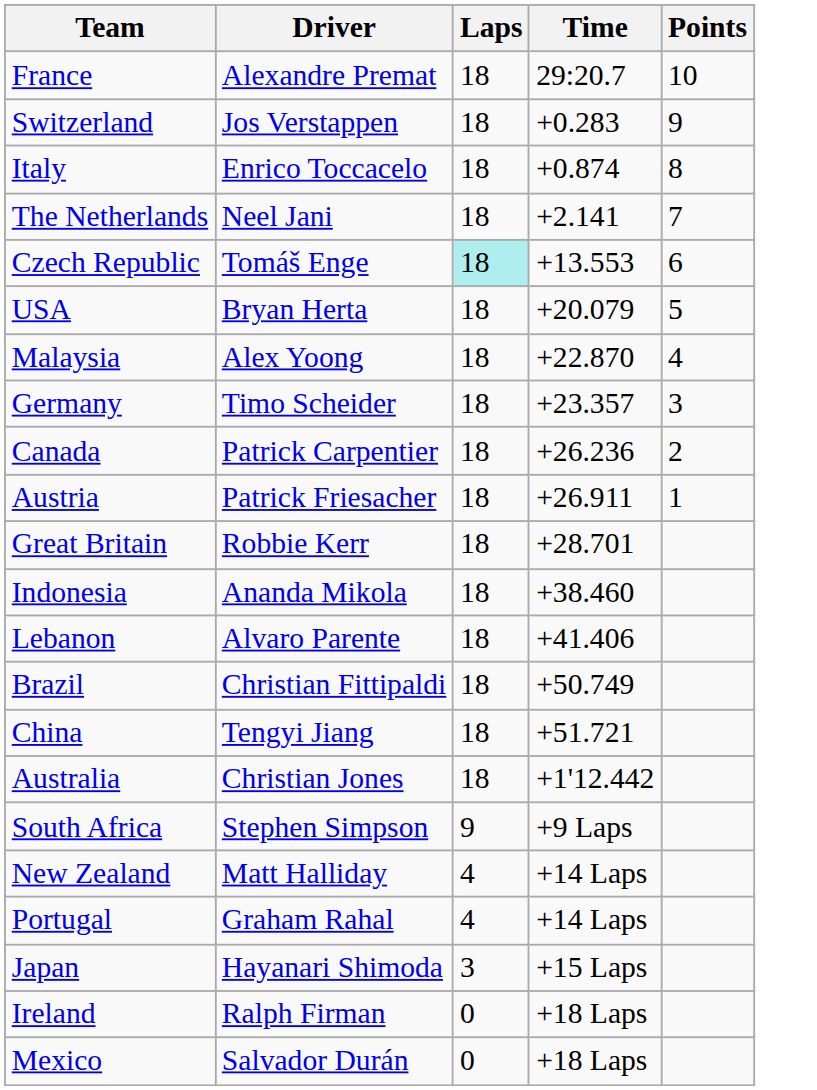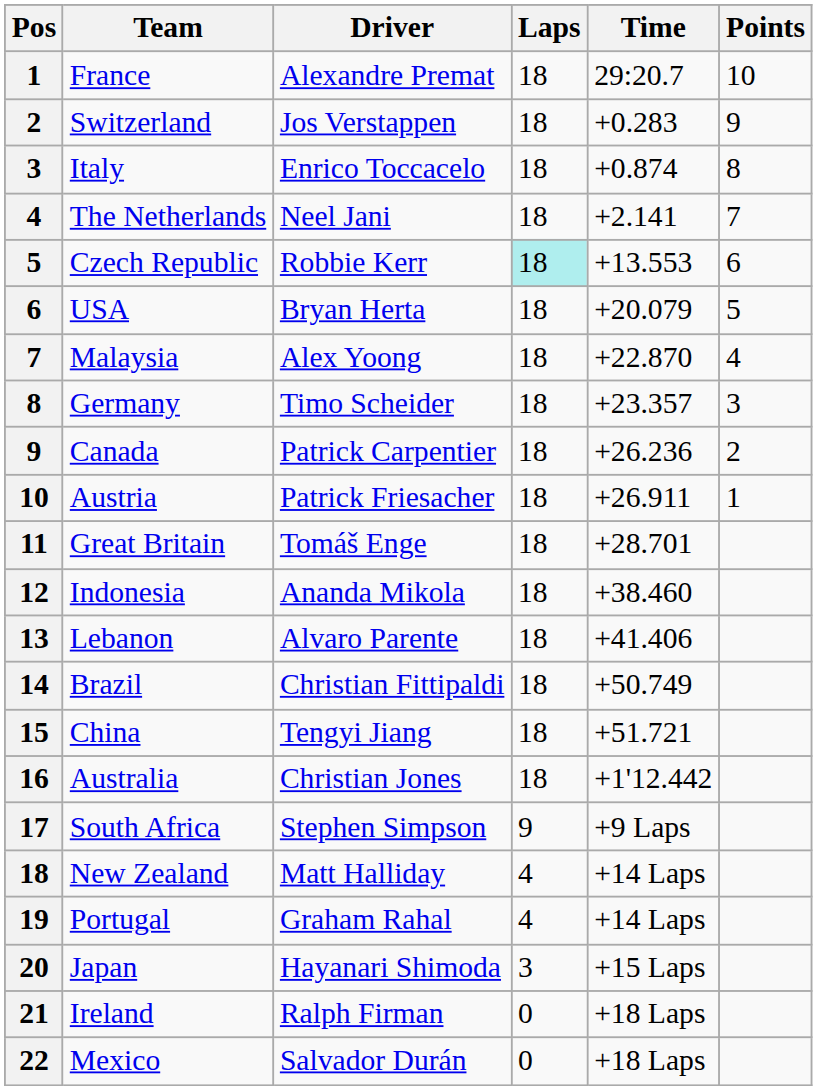+ column: (34, 27)
(295, 262) Tomáš Enge -> (353, 262) Robbie Kerr
(295, 544) Robbie Kerr -> (353, 544) Tomáš Enge
